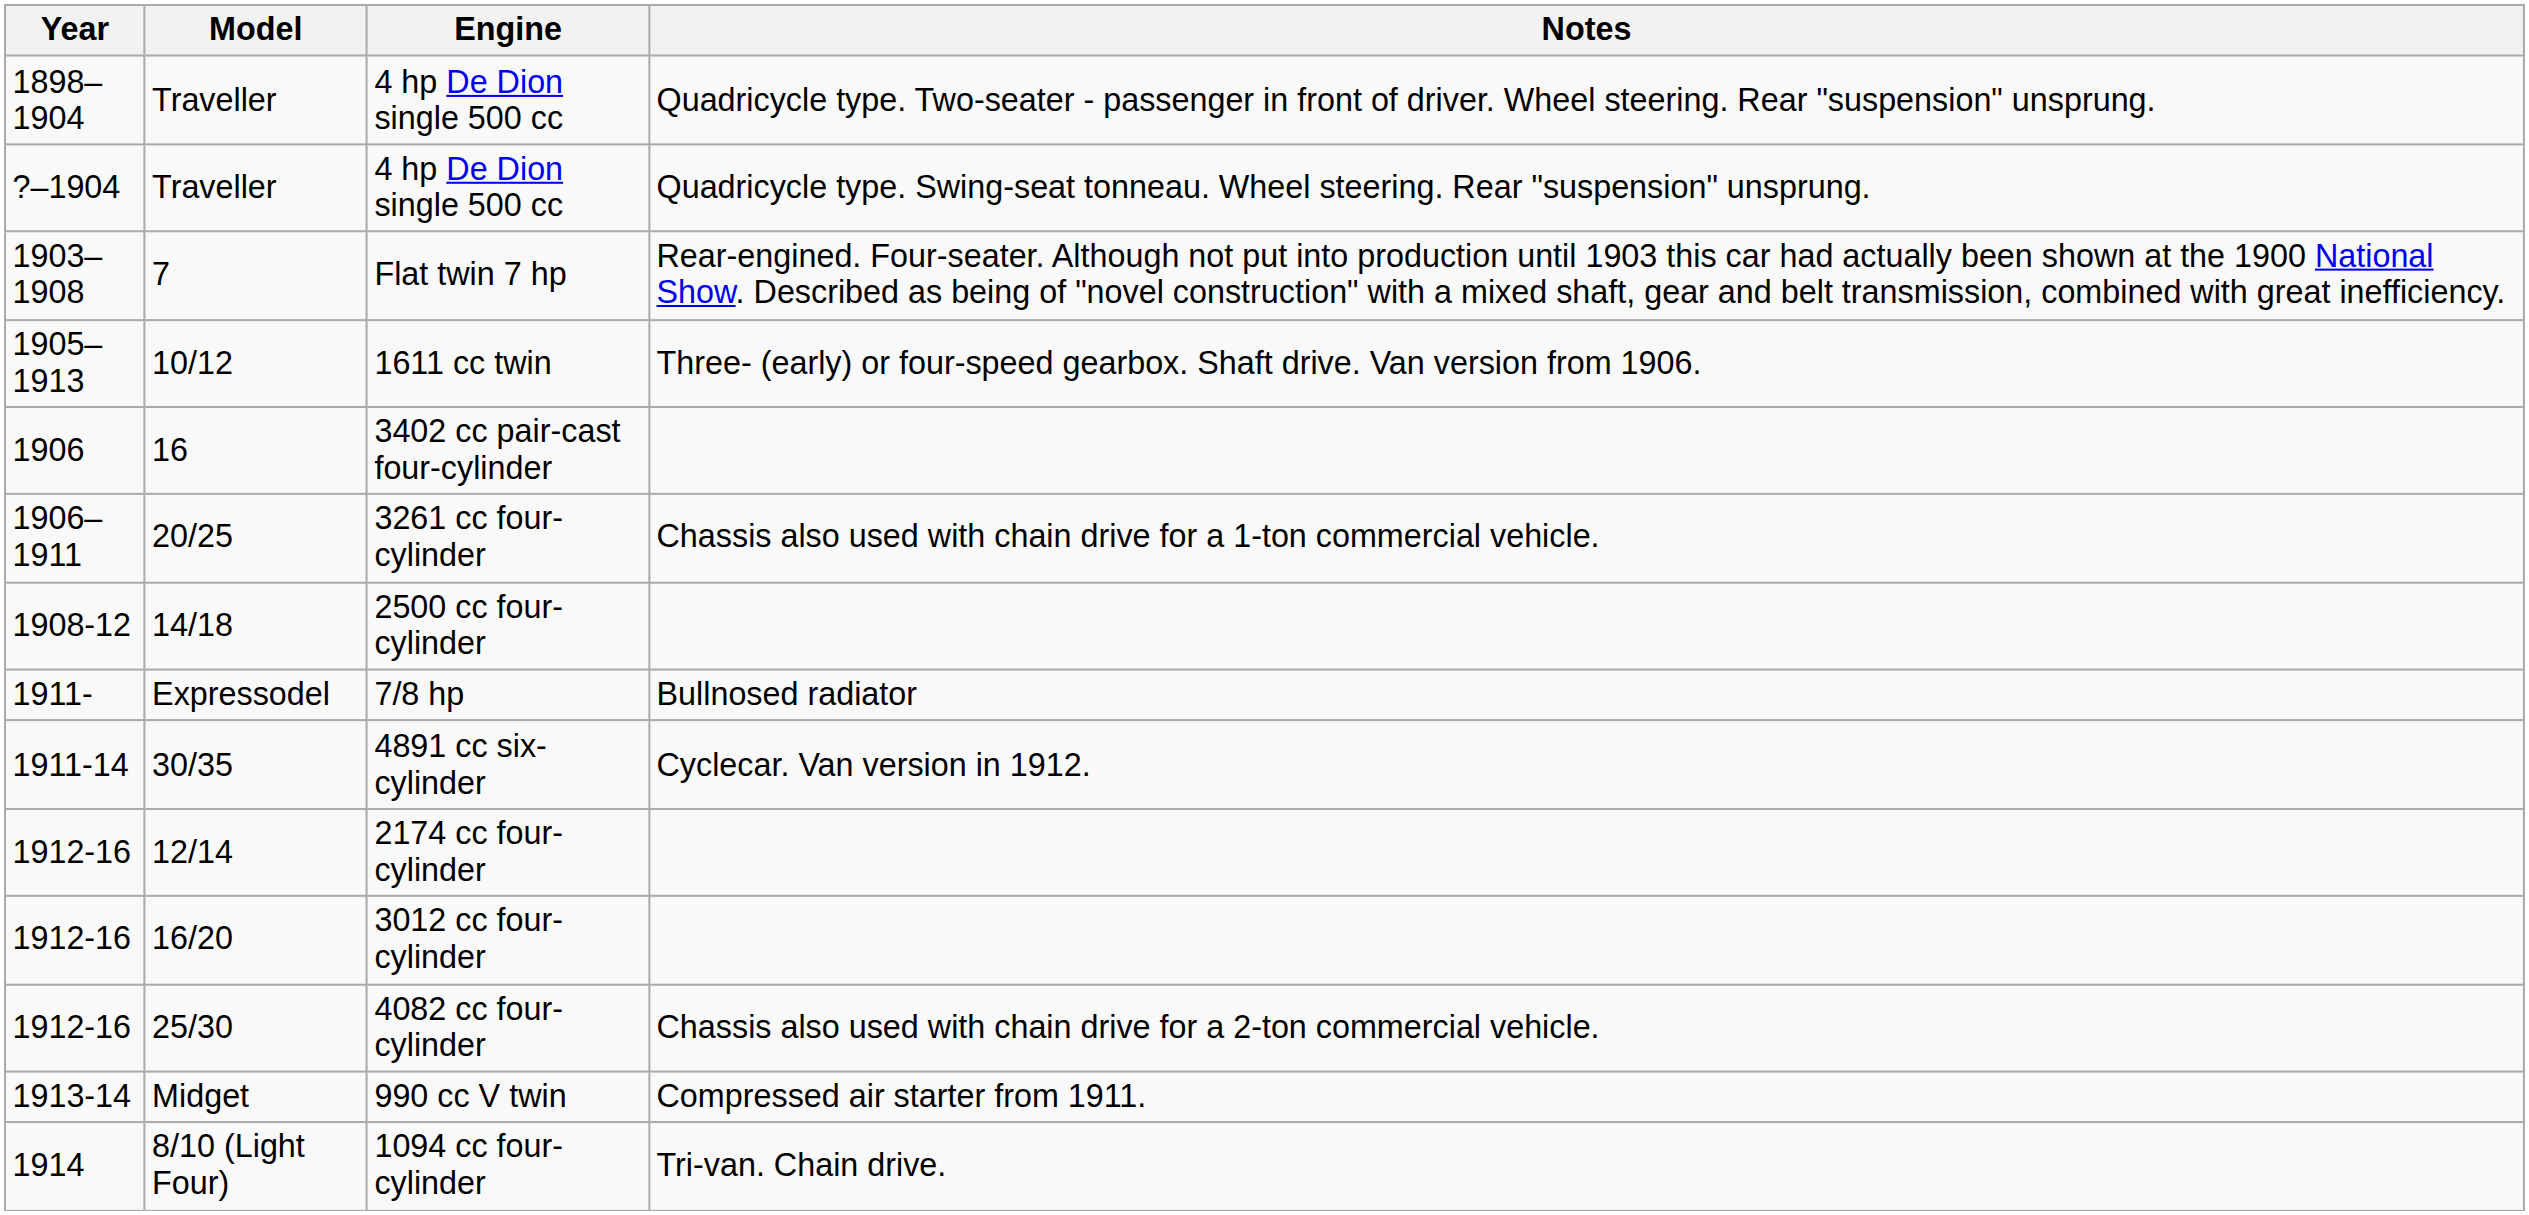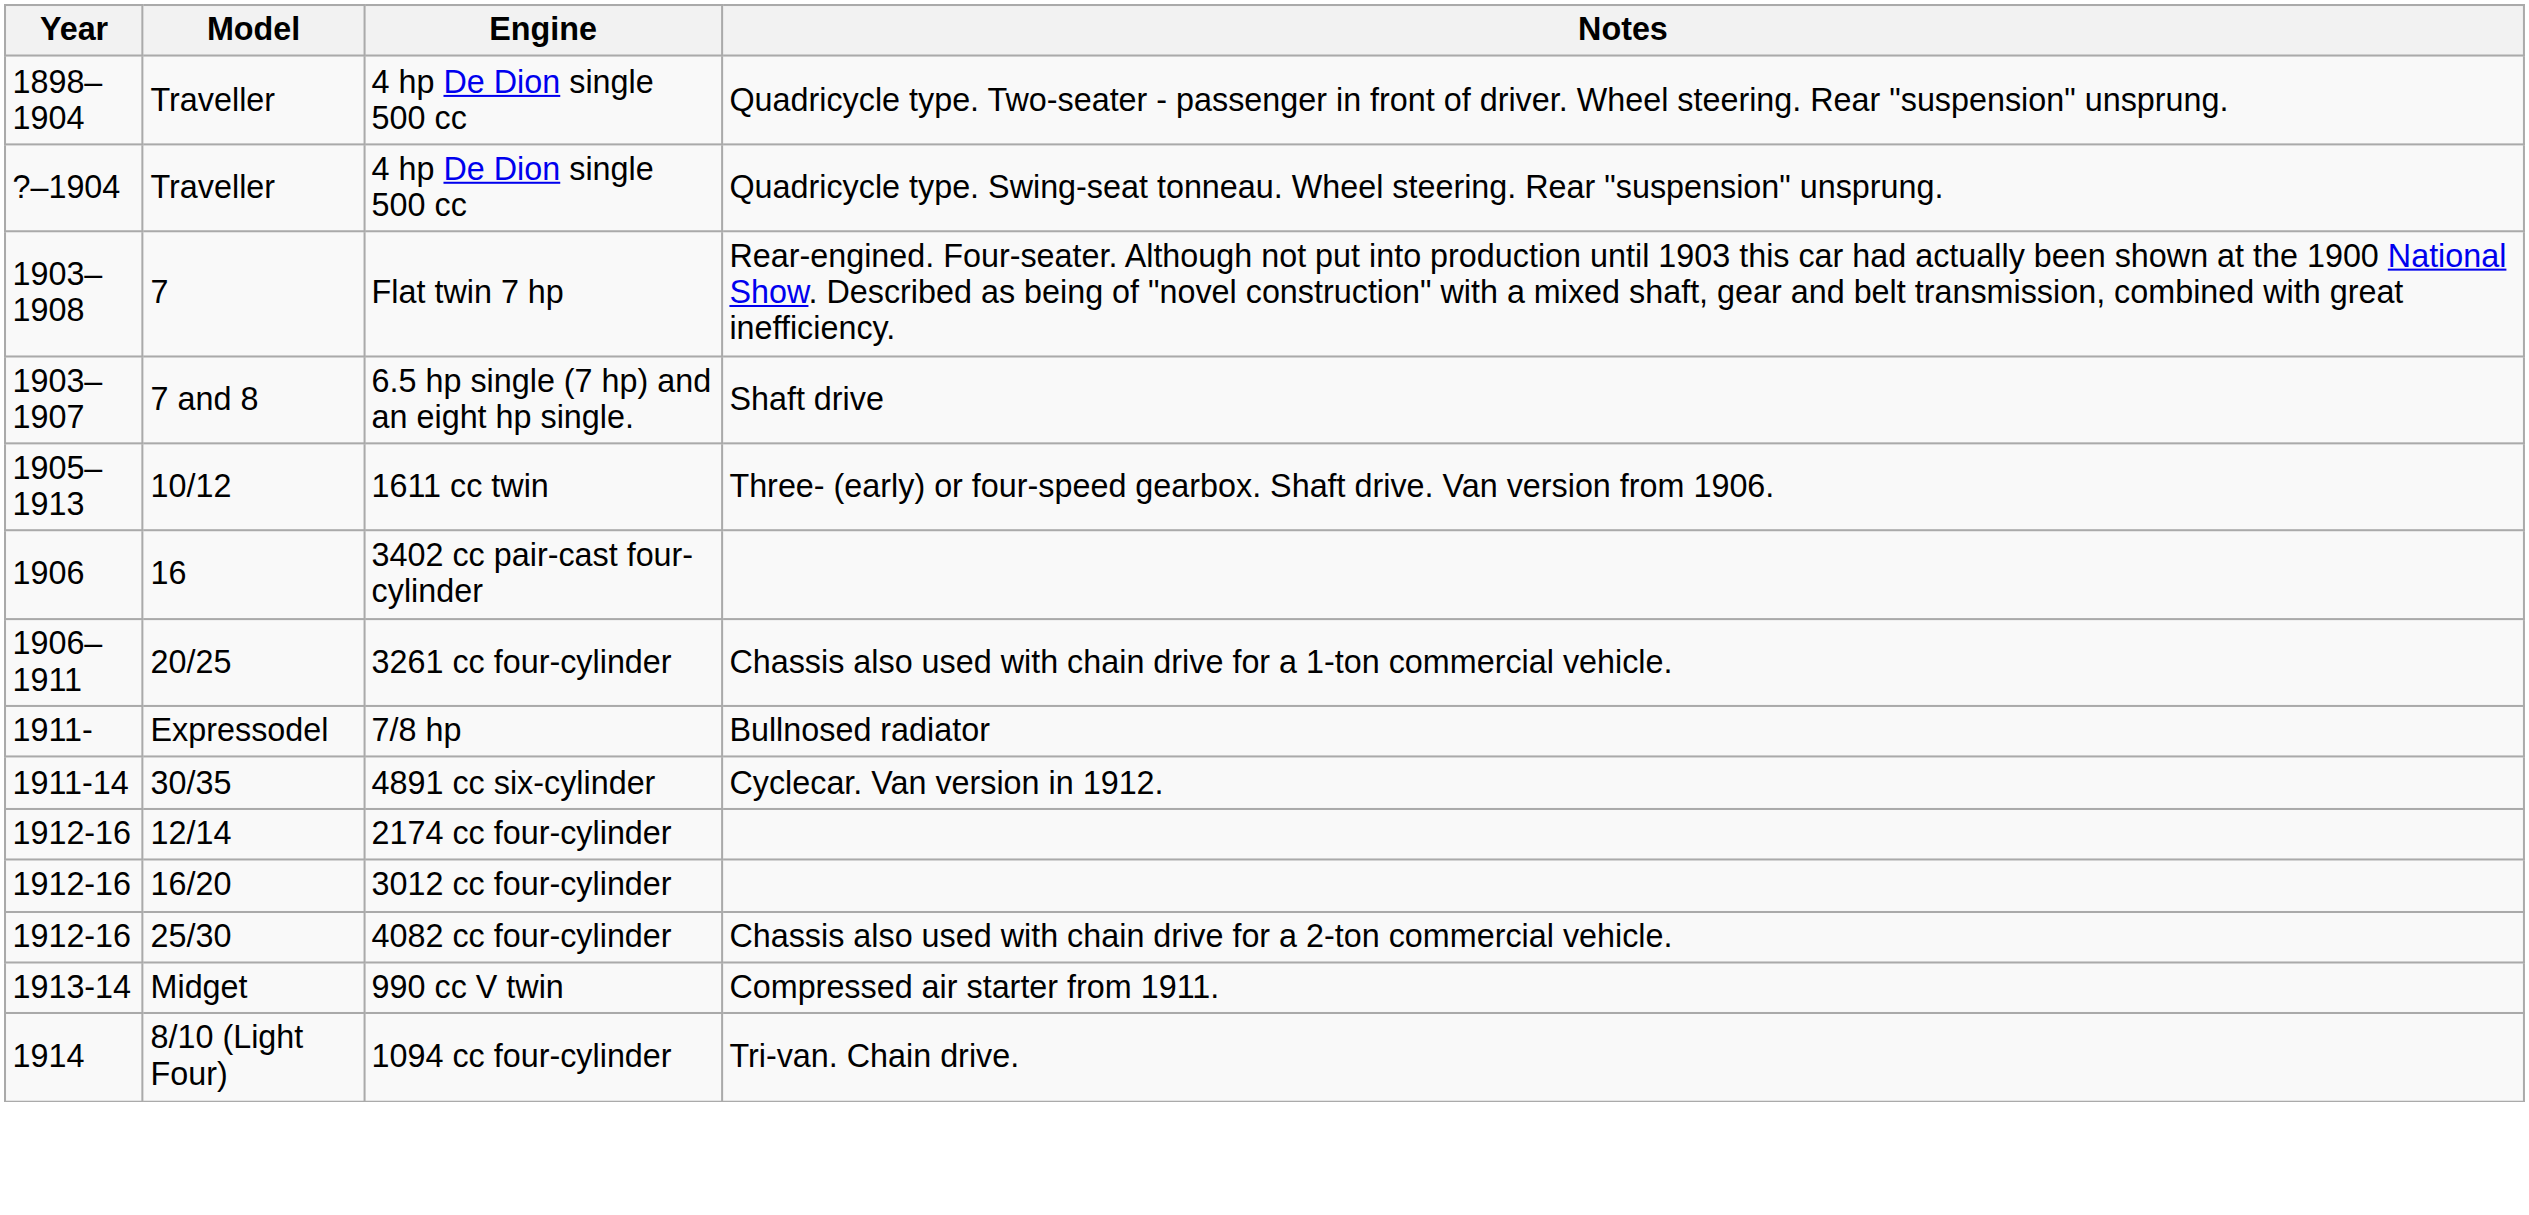+ row: (57, 398)
- row: (72, 625)
